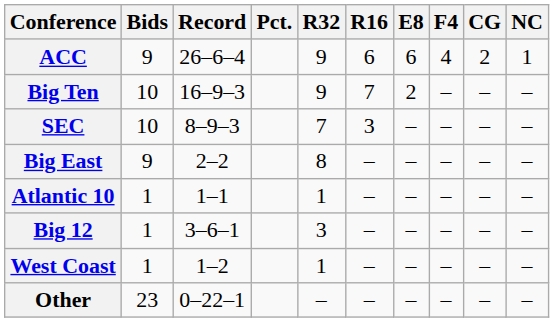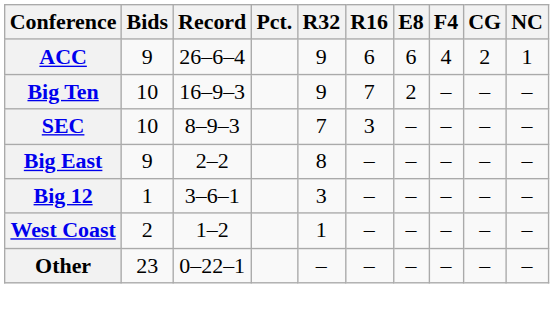- row: (63, 195)
(147, 265) 1 -> (147, 230) 2
